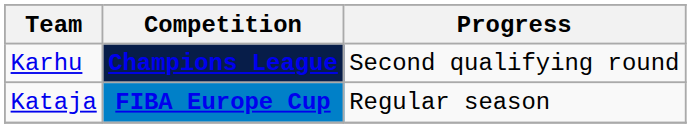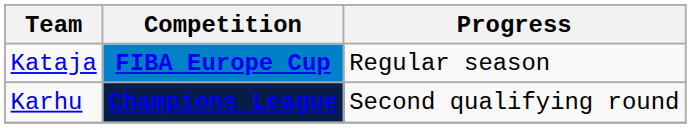rows swapped: (47, 63) <-> (54, 102)
